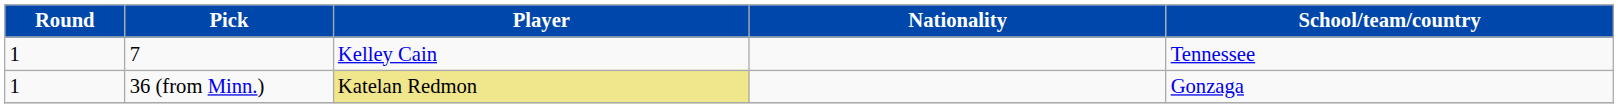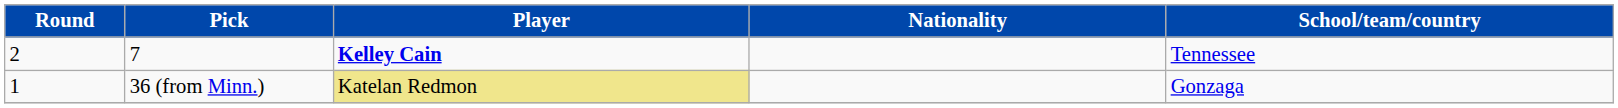(15, 53) 1 -> (15, 53) 2
(387, 53) normal -> (390, 53) bold
